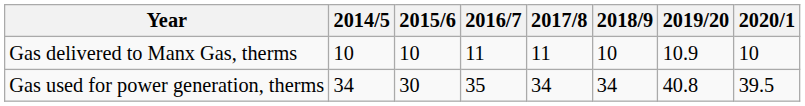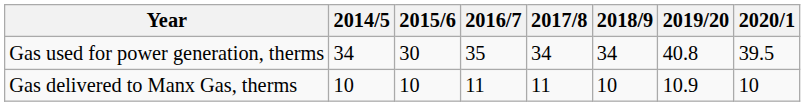rows swapped: (153, 52) <-> (167, 85)
